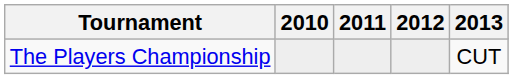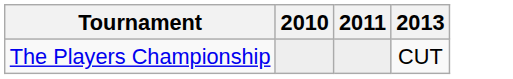- column: (420, 22)
